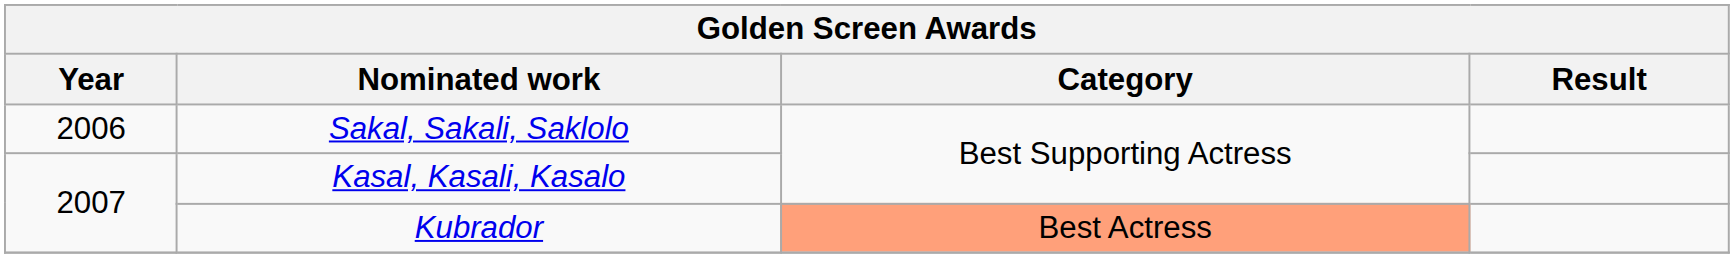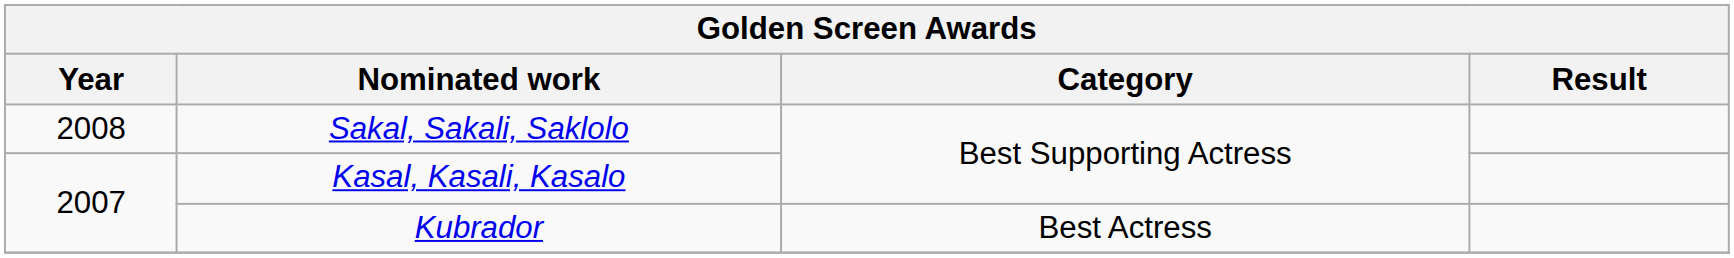(91, 128) 2006 -> (91, 128) 2008
(1125, 227) lightsalmon background -> (1125, 227) no background
